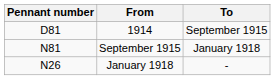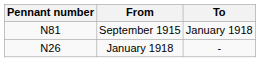- row: (140, 30)
